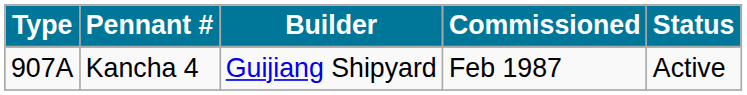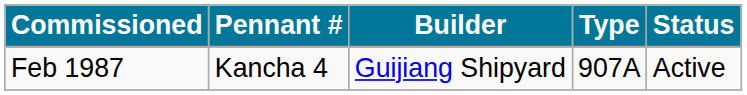columns swapped: (42, 25) <-> (545, 25)
